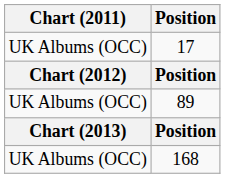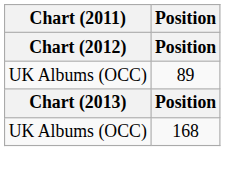- row: (186, 46)
